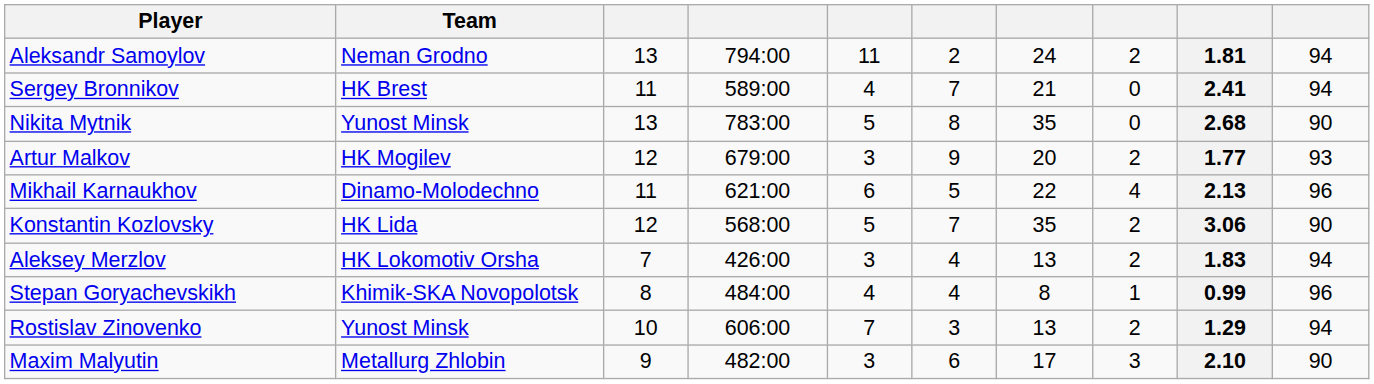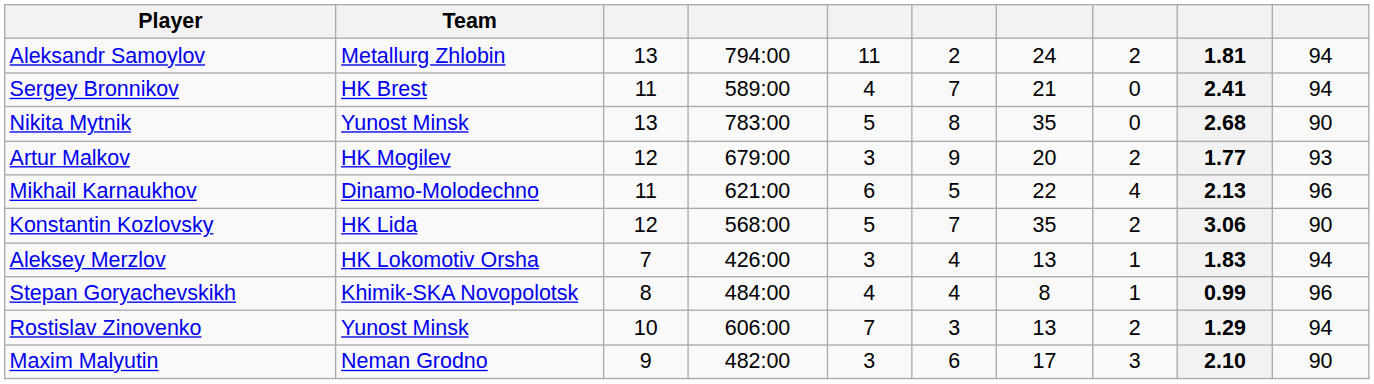(414, 55) Neman Grodno -> (423, 55) Metallurg Zhlobin
(1135, 259) 2 -> (1135, 259) 1
(423, 361) Metallurg Zhlobin -> (414, 361) Neman Grodno
